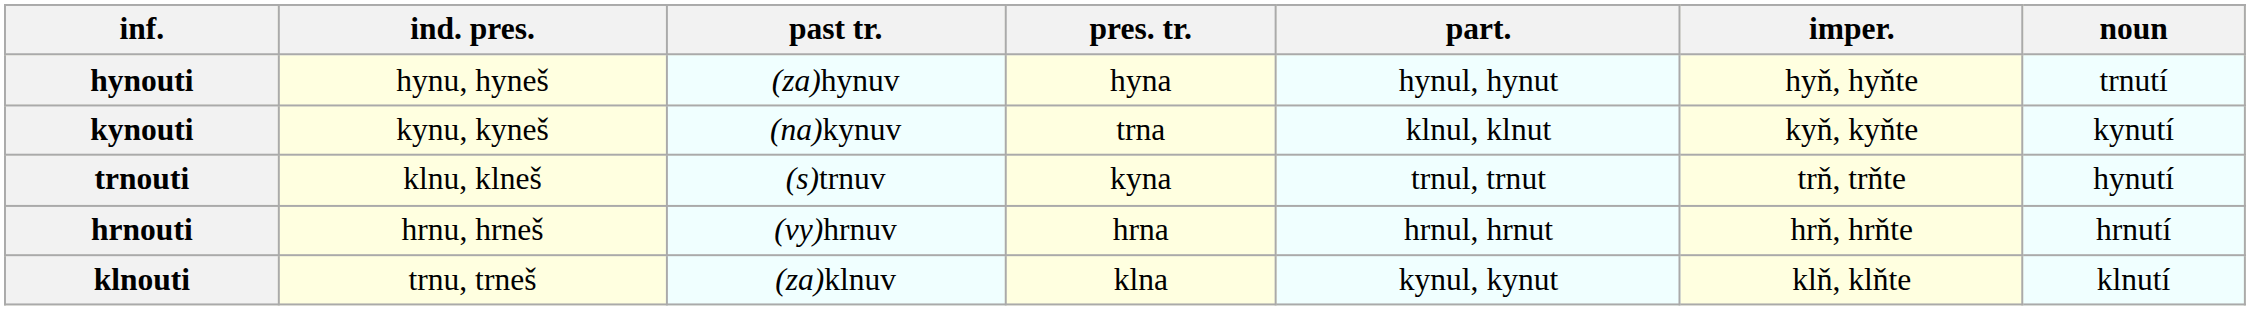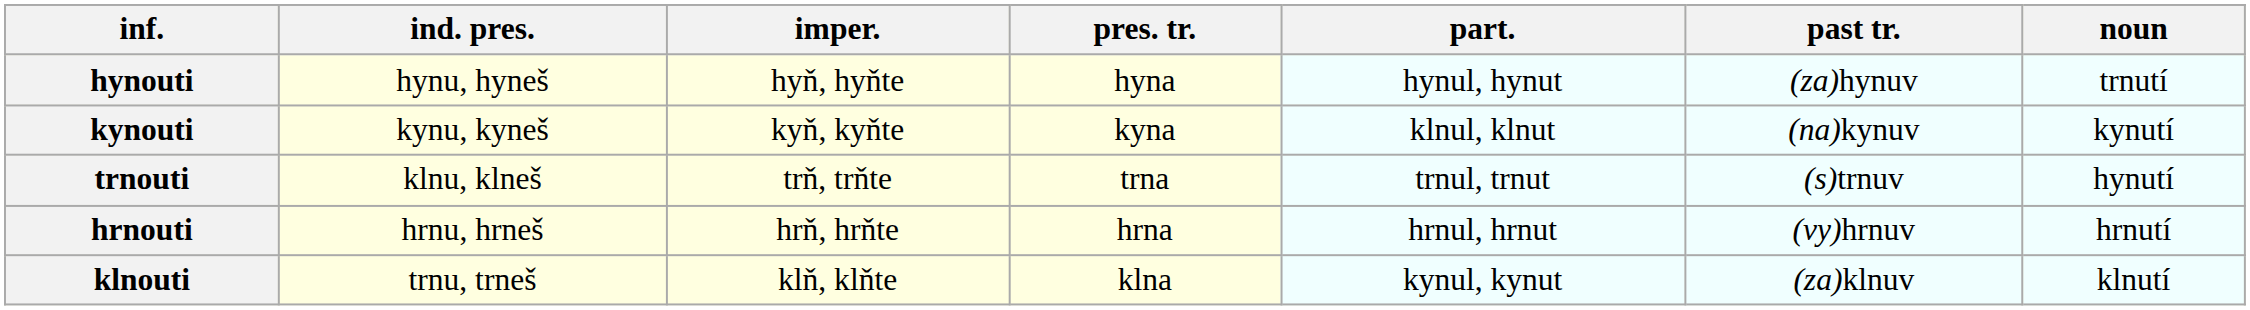columns swapped: (1852, 29) <-> (836, 29)
(1141, 129) trna -> (1145, 129) kyna
(1141, 179) kyna -> (1145, 179) trna
